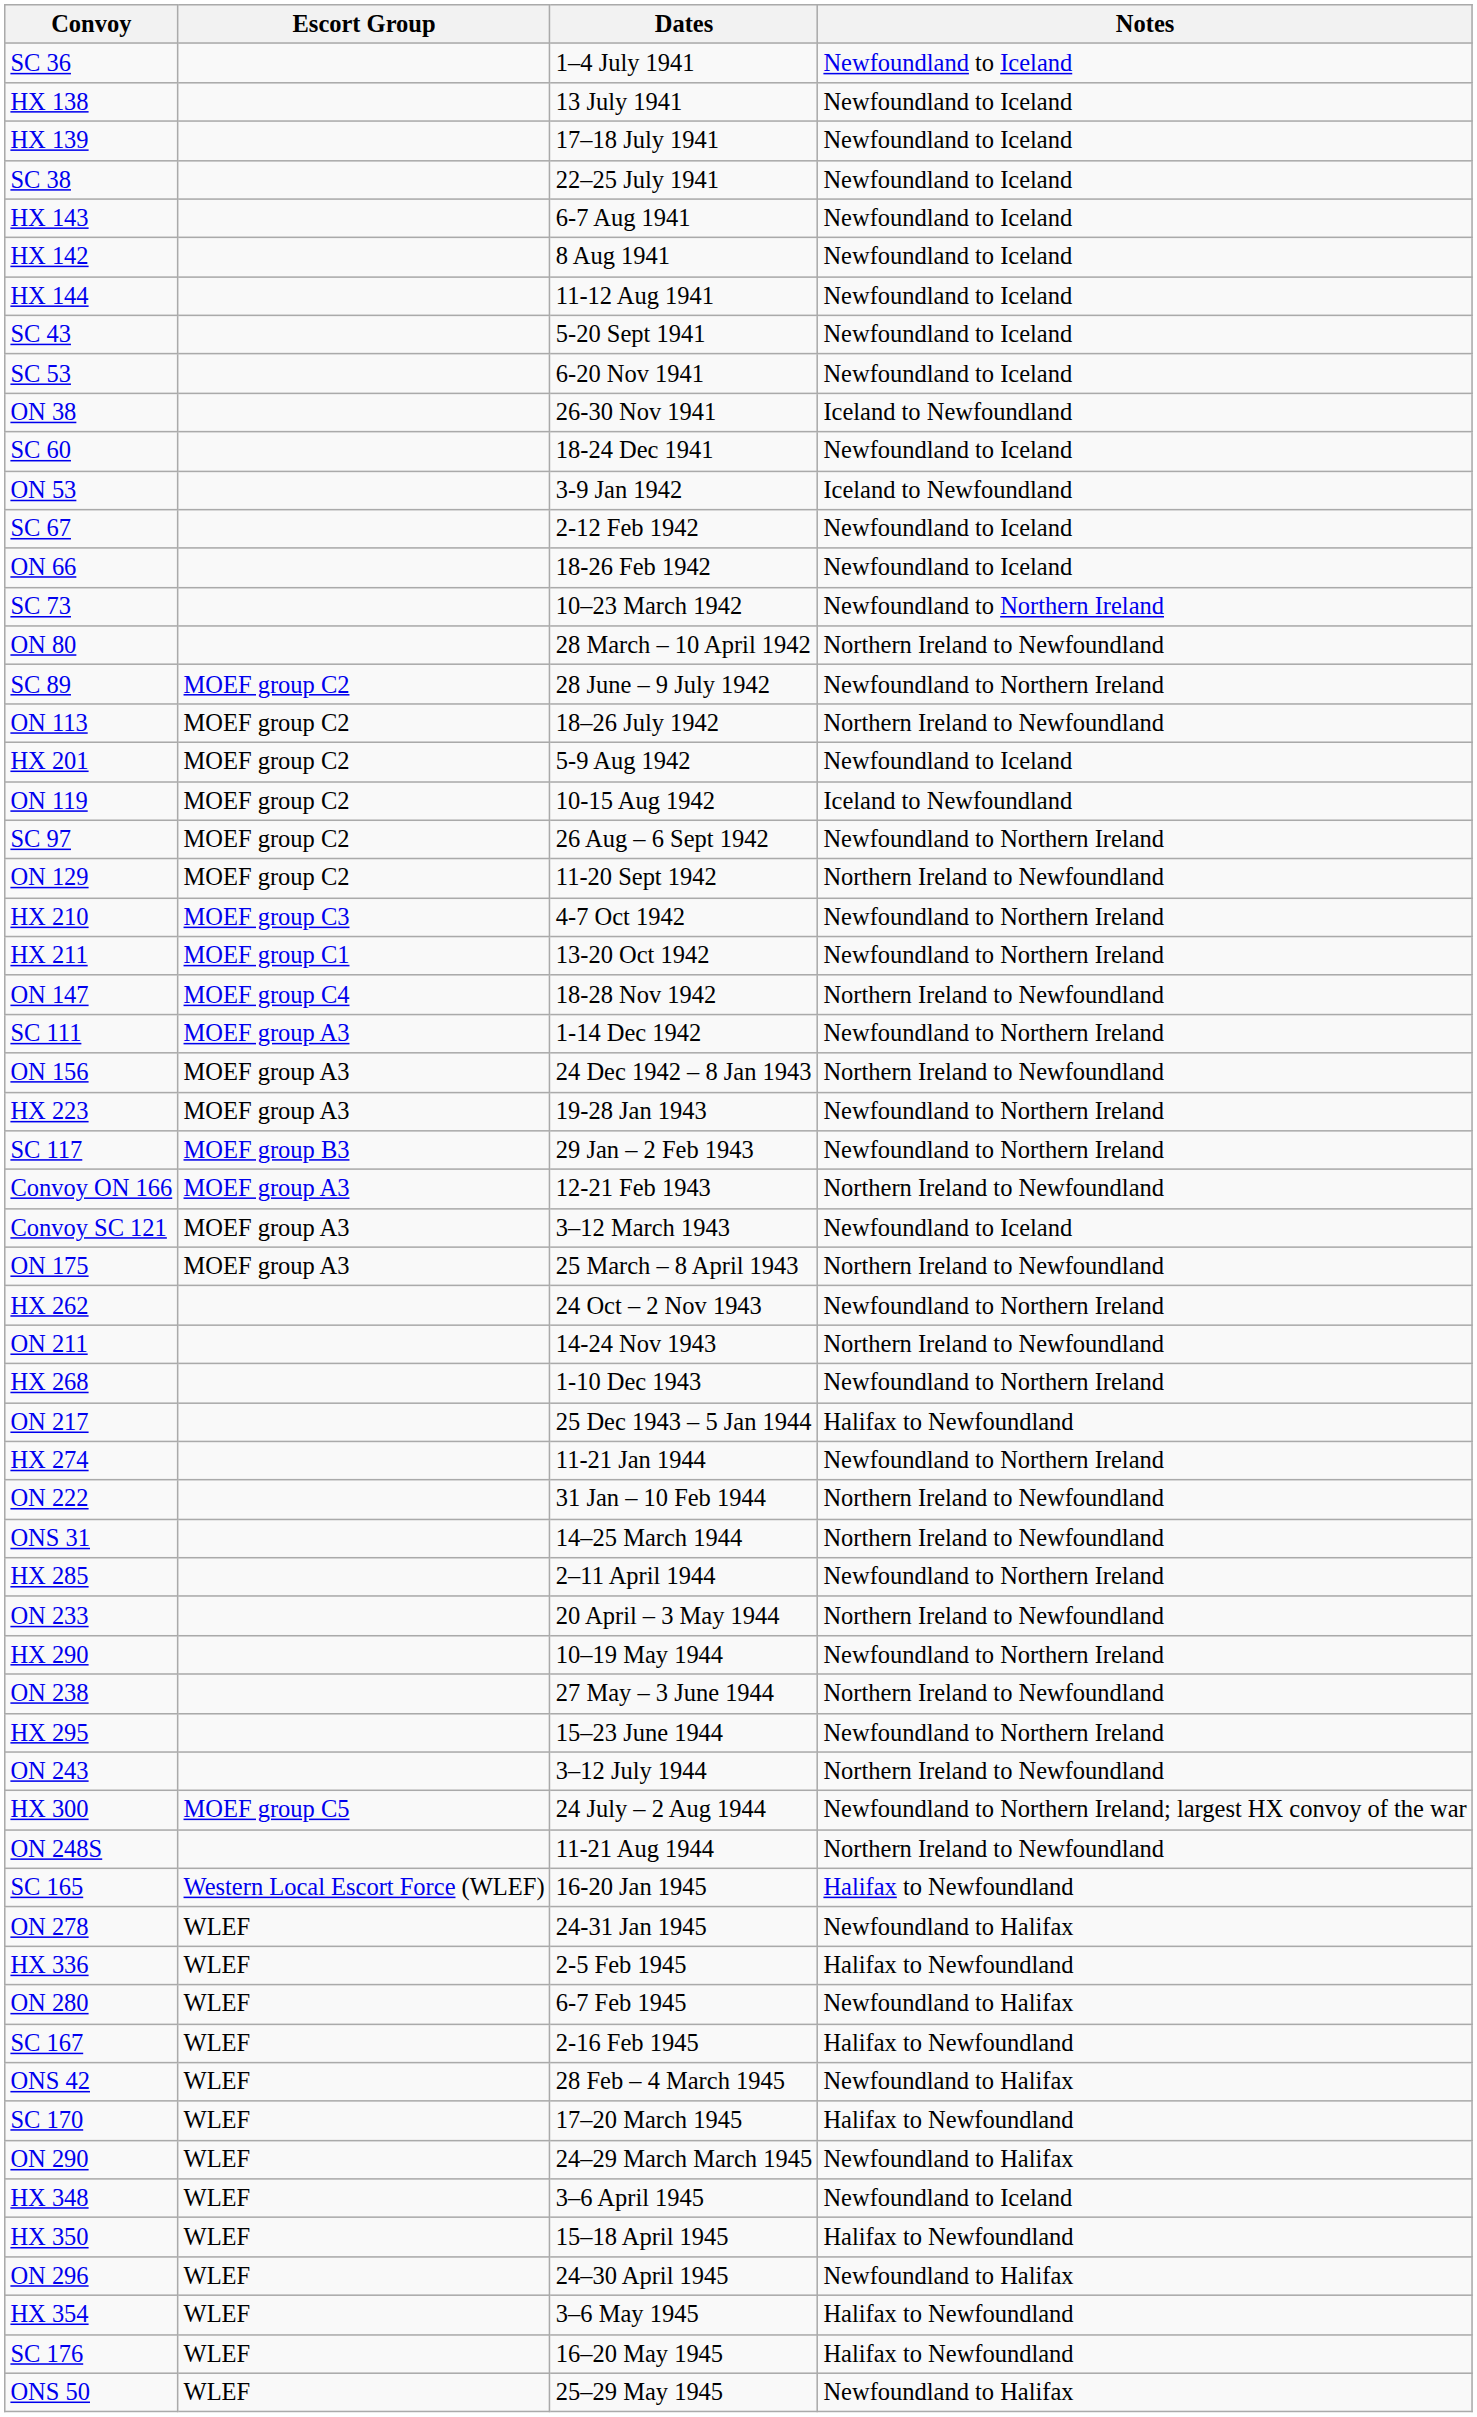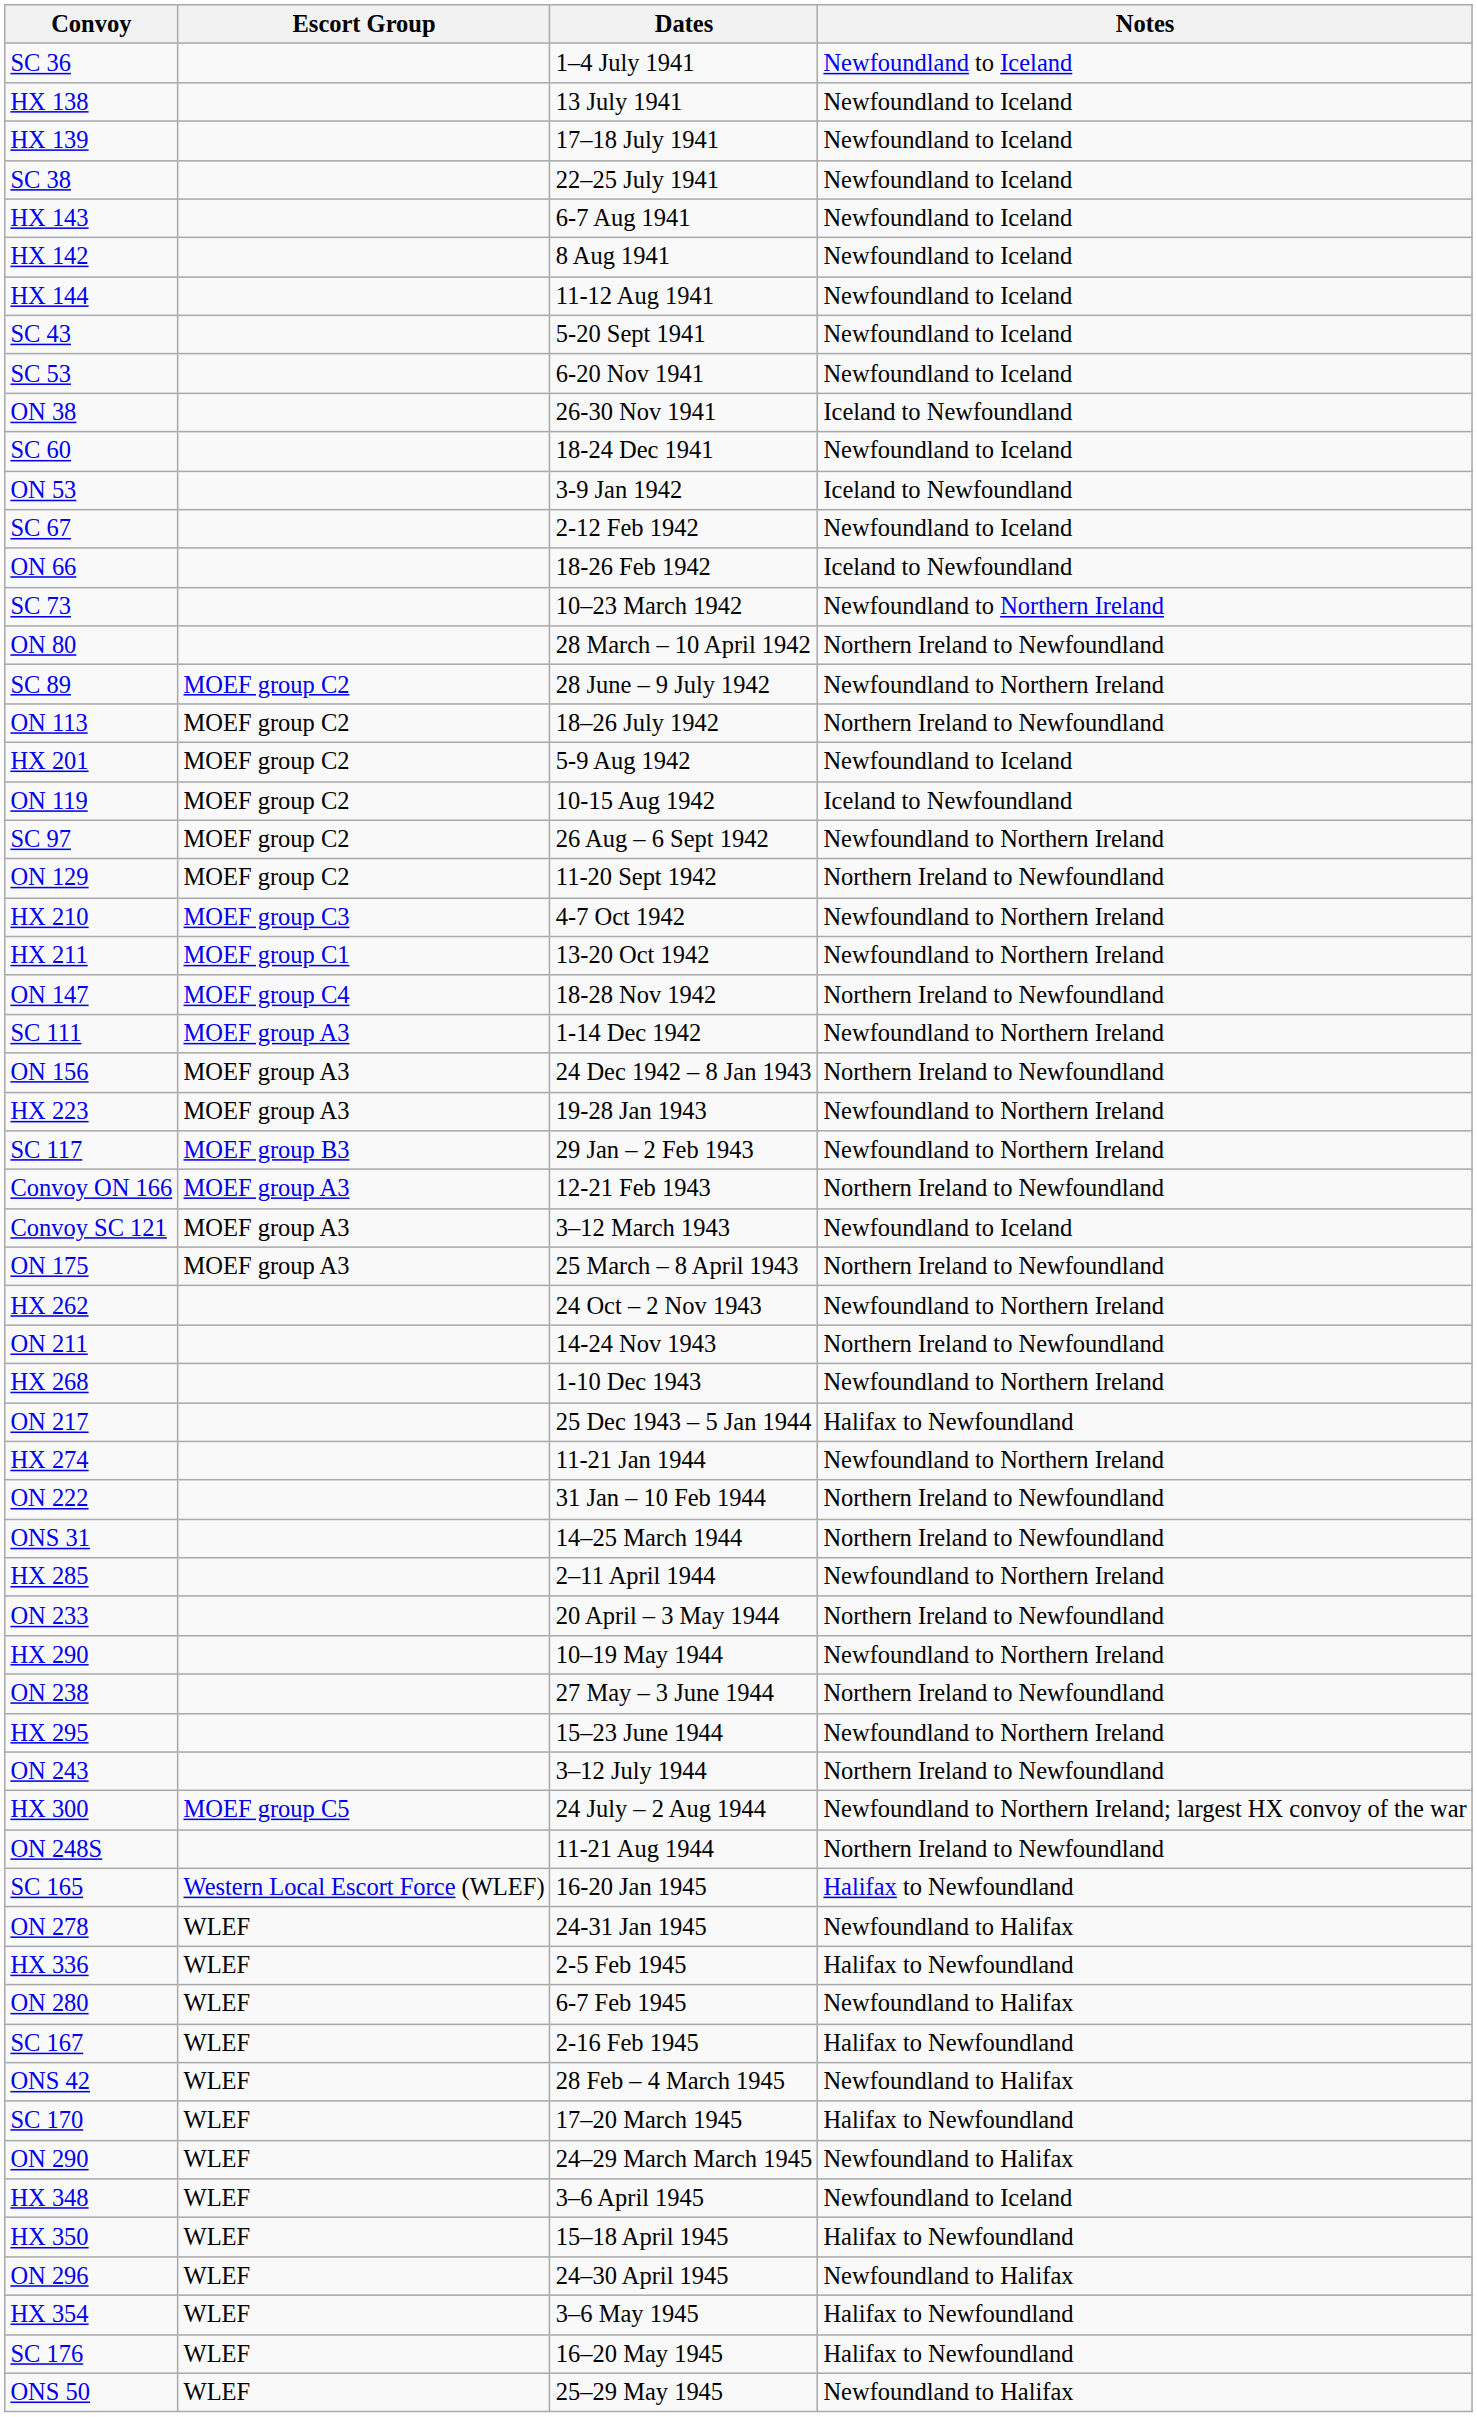(948, 567) Newfoundland to Iceland -> (948, 567) Iceland to Newfoundland
